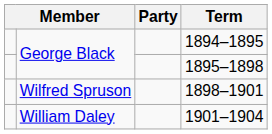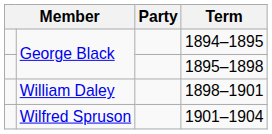(75, 91) Wilfred Spruson -> (67, 91) William Daley
(67, 116) William Daley -> (75, 116) Wilfred Spruson
